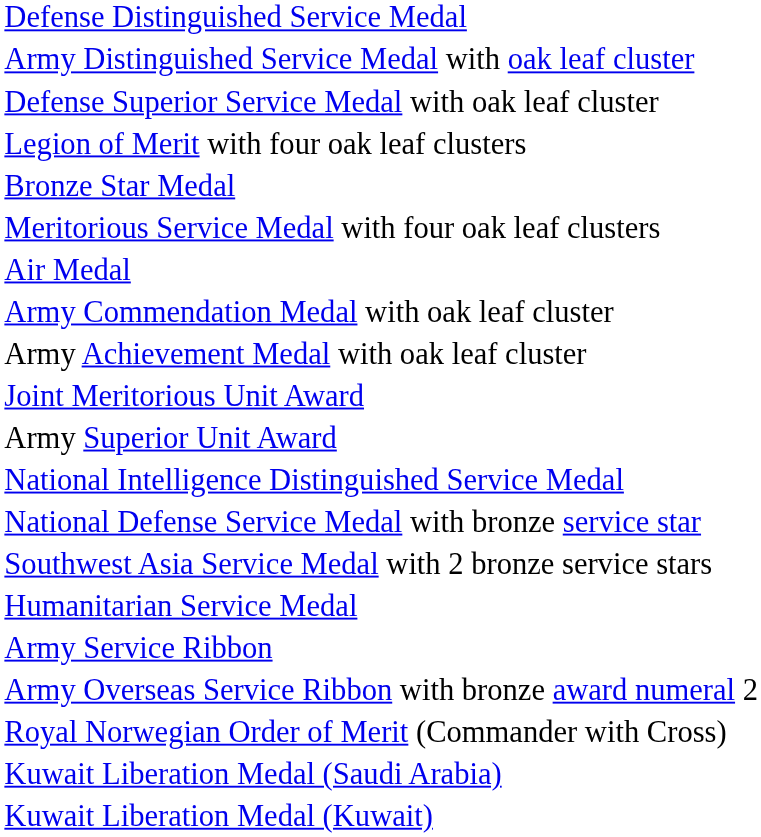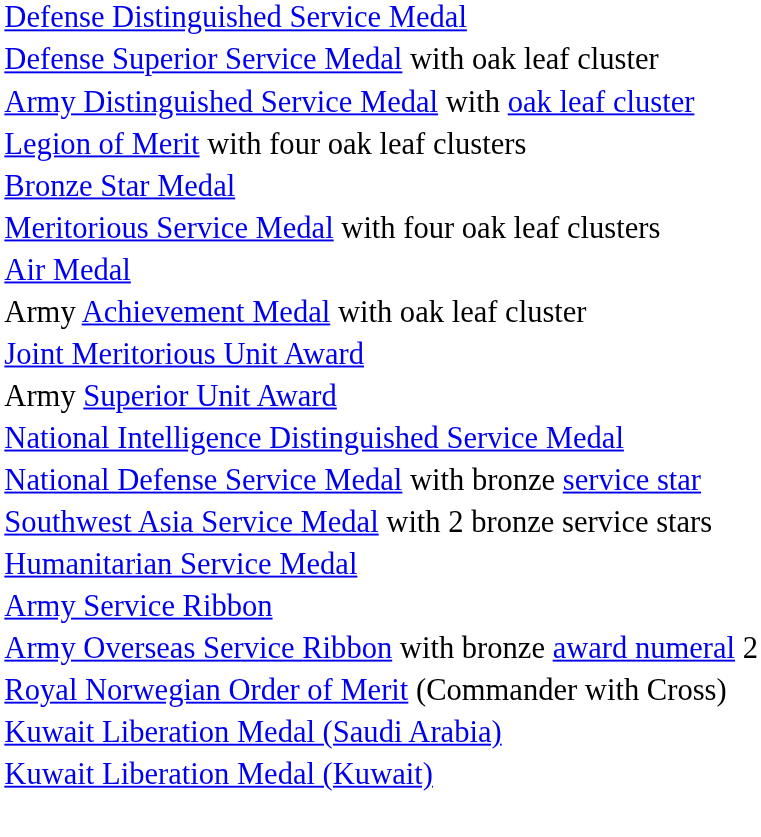rows swapped: (349, 59) <-> (332, 101)
- row: (309, 311)
